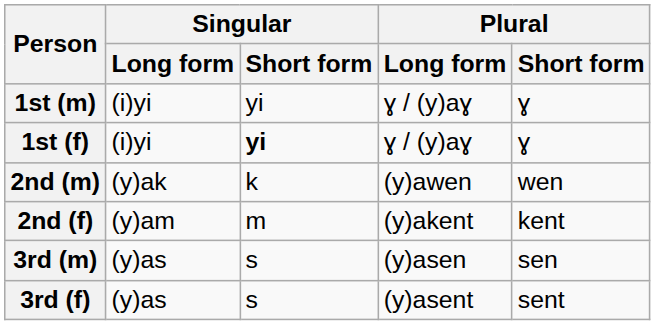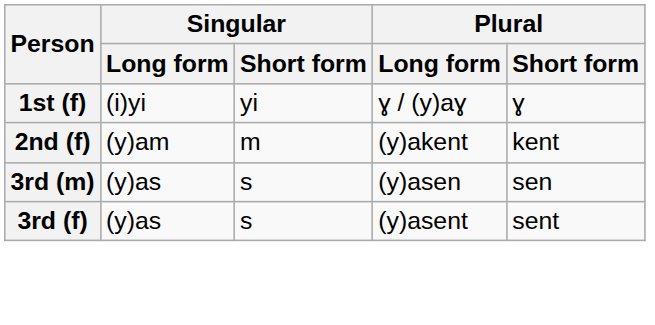- row: (55, 102)
(256, 142) bold -> (249, 102) normal
- row: (55, 181)
